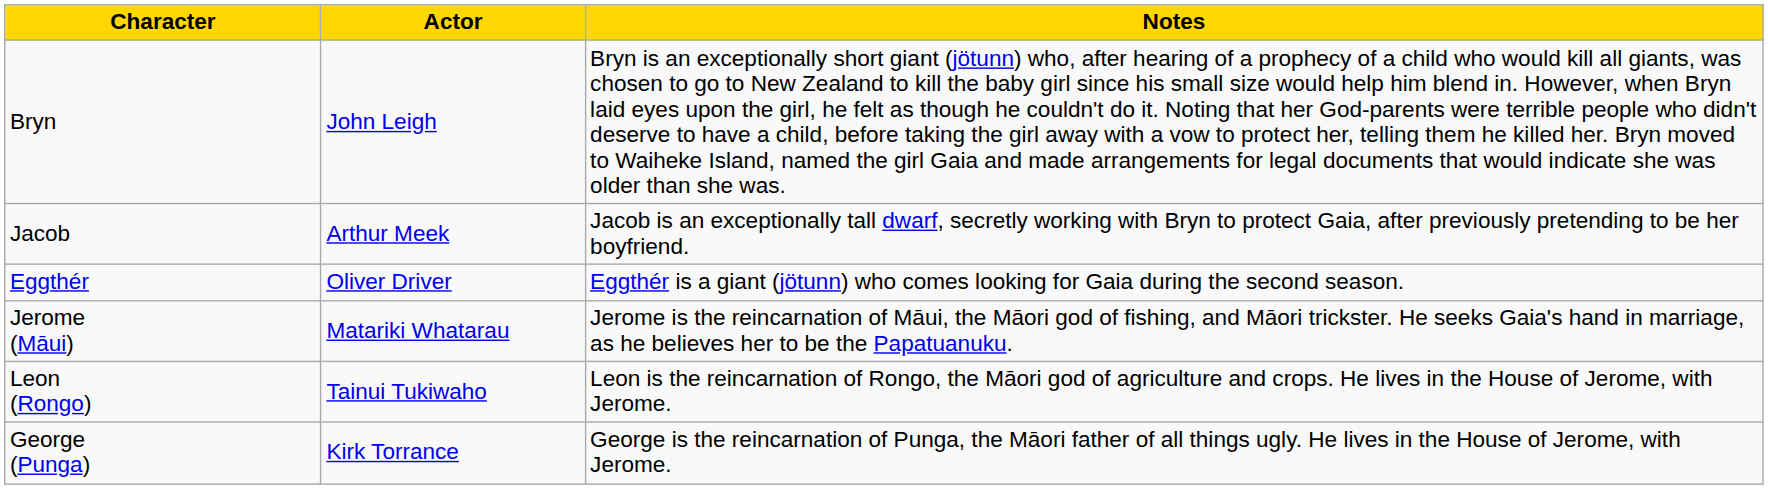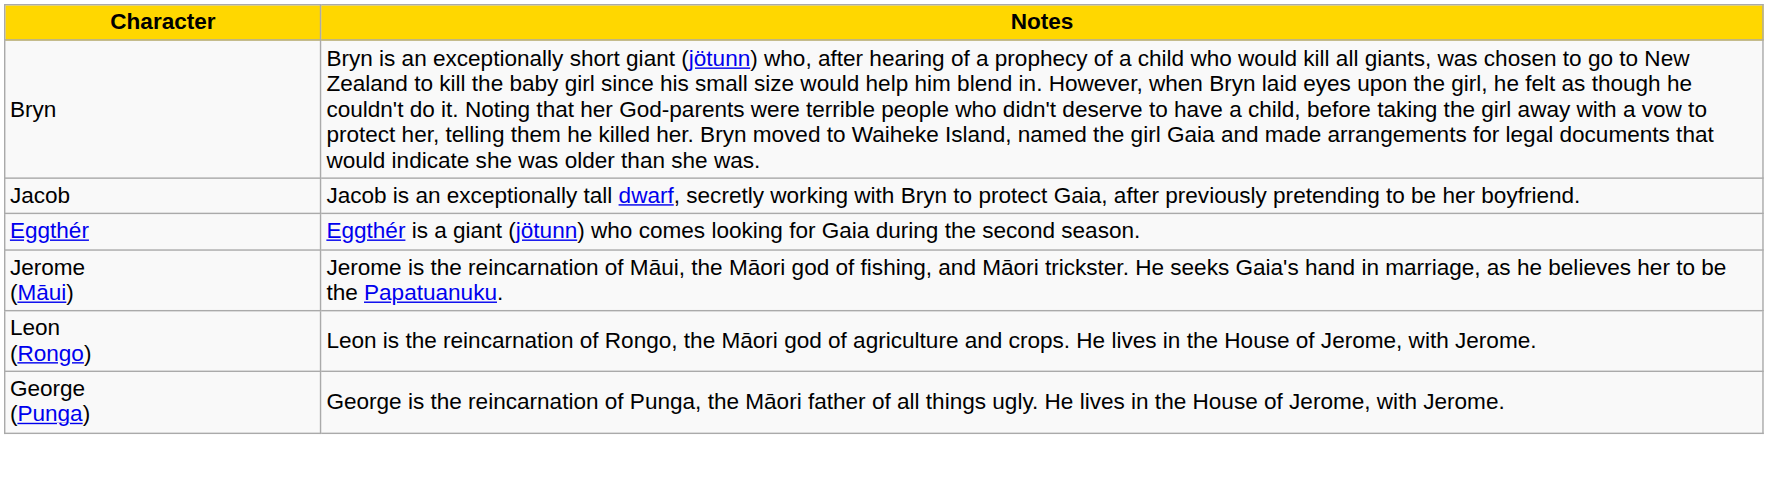- column: (453, 22)
